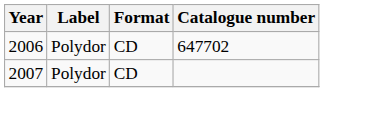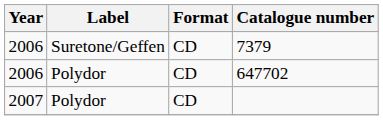+ row: (26, 45)
